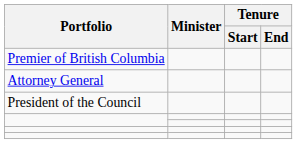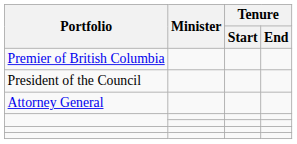rows swapped: (74, 102) <-> (56, 80)
